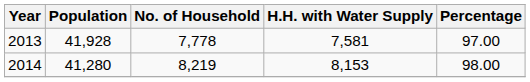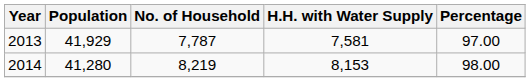(88, 40) 41,928 -> (88, 40) 41,929
(197, 40) 7,778 -> (197, 40) 7,787
